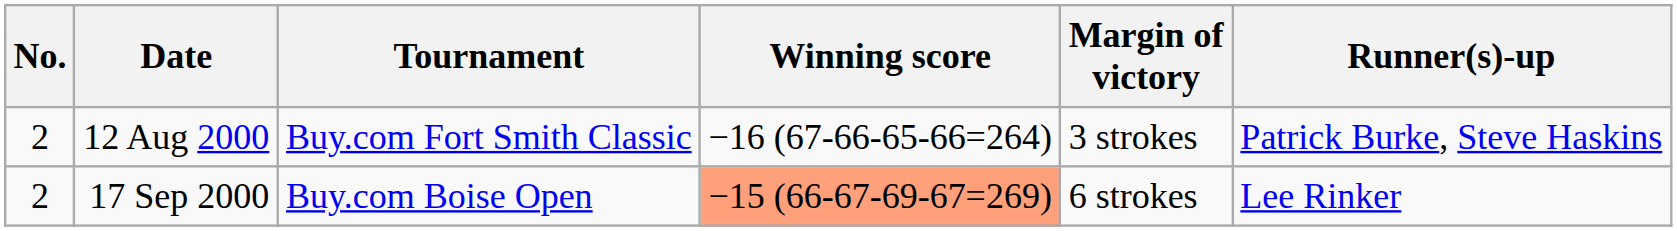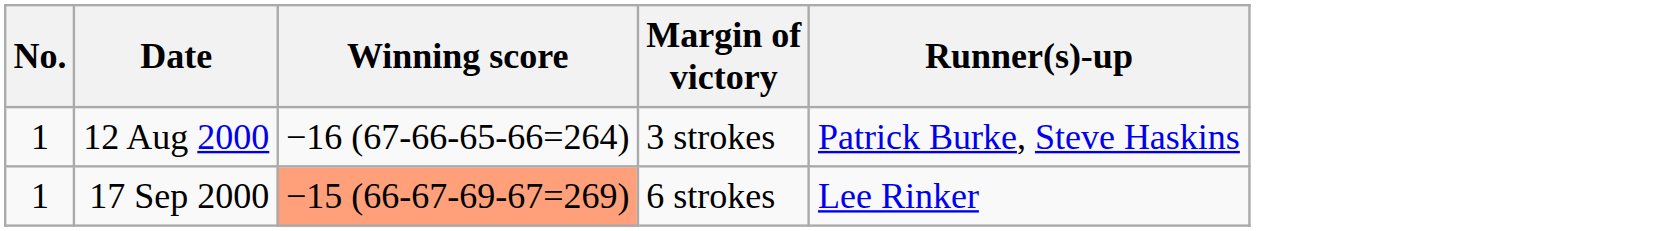- column: (489, 55)
(40, 136) 2 -> (40, 136) 1
(40, 195) 2 -> (40, 195) 1
